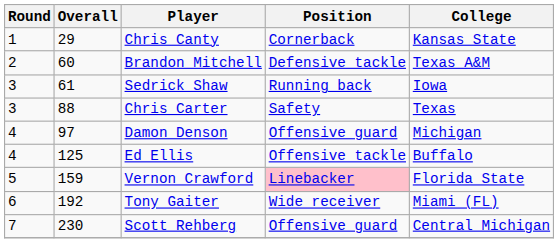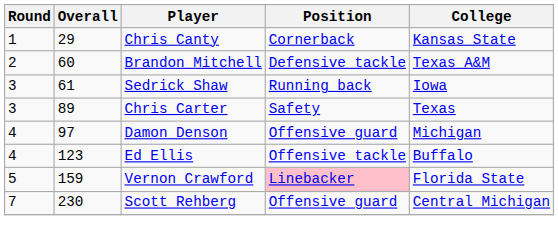(66, 109) 88 -> (66, 109) 89
(71, 156) 125 -> (71, 156) 123
- row: (172, 203)
